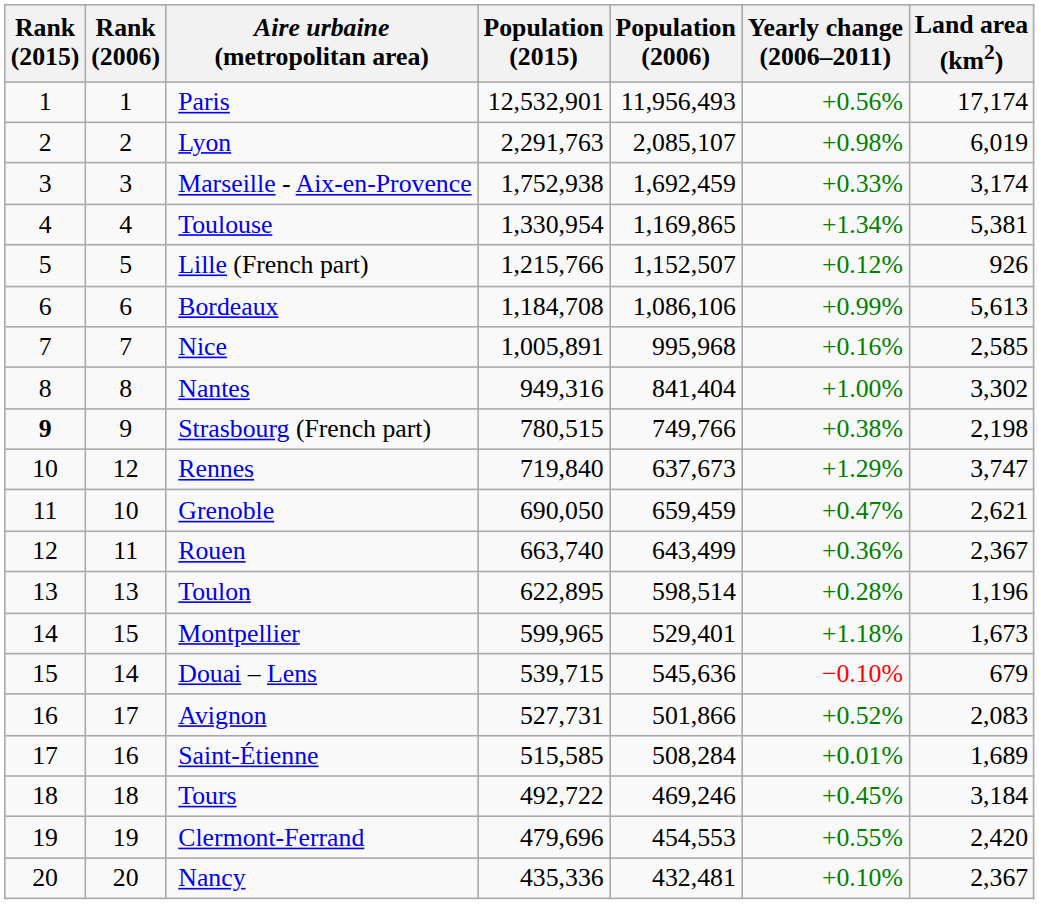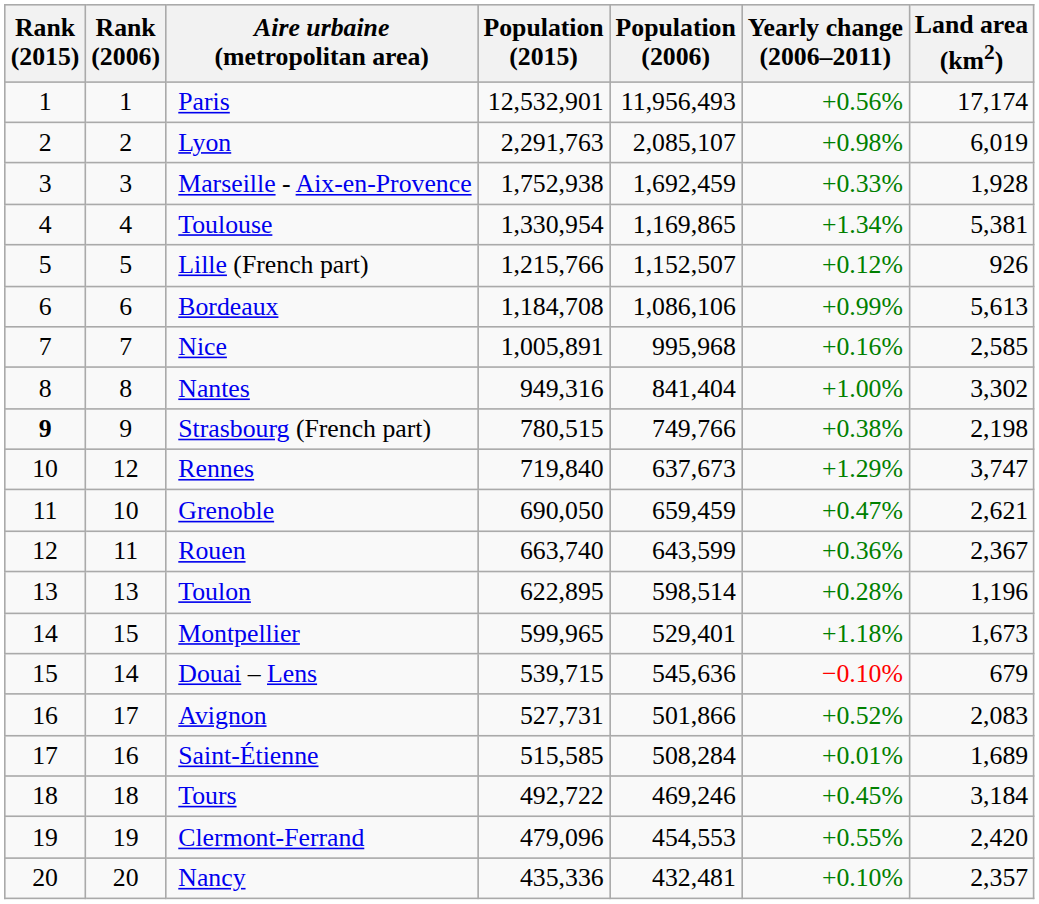(999, 183) 3,174 -> (999, 183) 1,928
(694, 551) 643,499 -> (694, 551) 643,599
(562, 837) 479,696 -> (562, 837) 479,096
(999, 877) 2,367 -> (999, 877) 2,357
